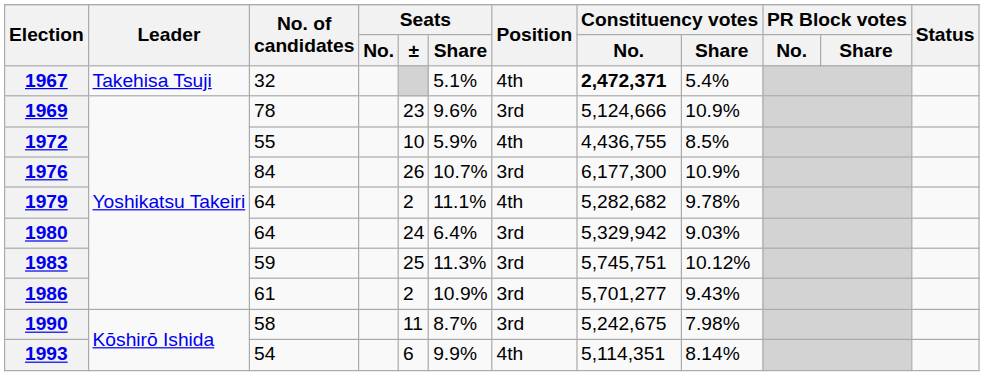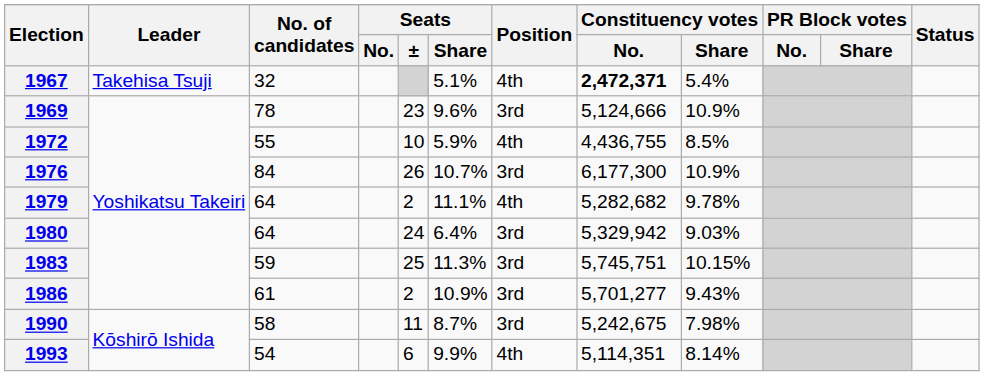(718, 263) 10.12% -> (718, 263) 10.15%
